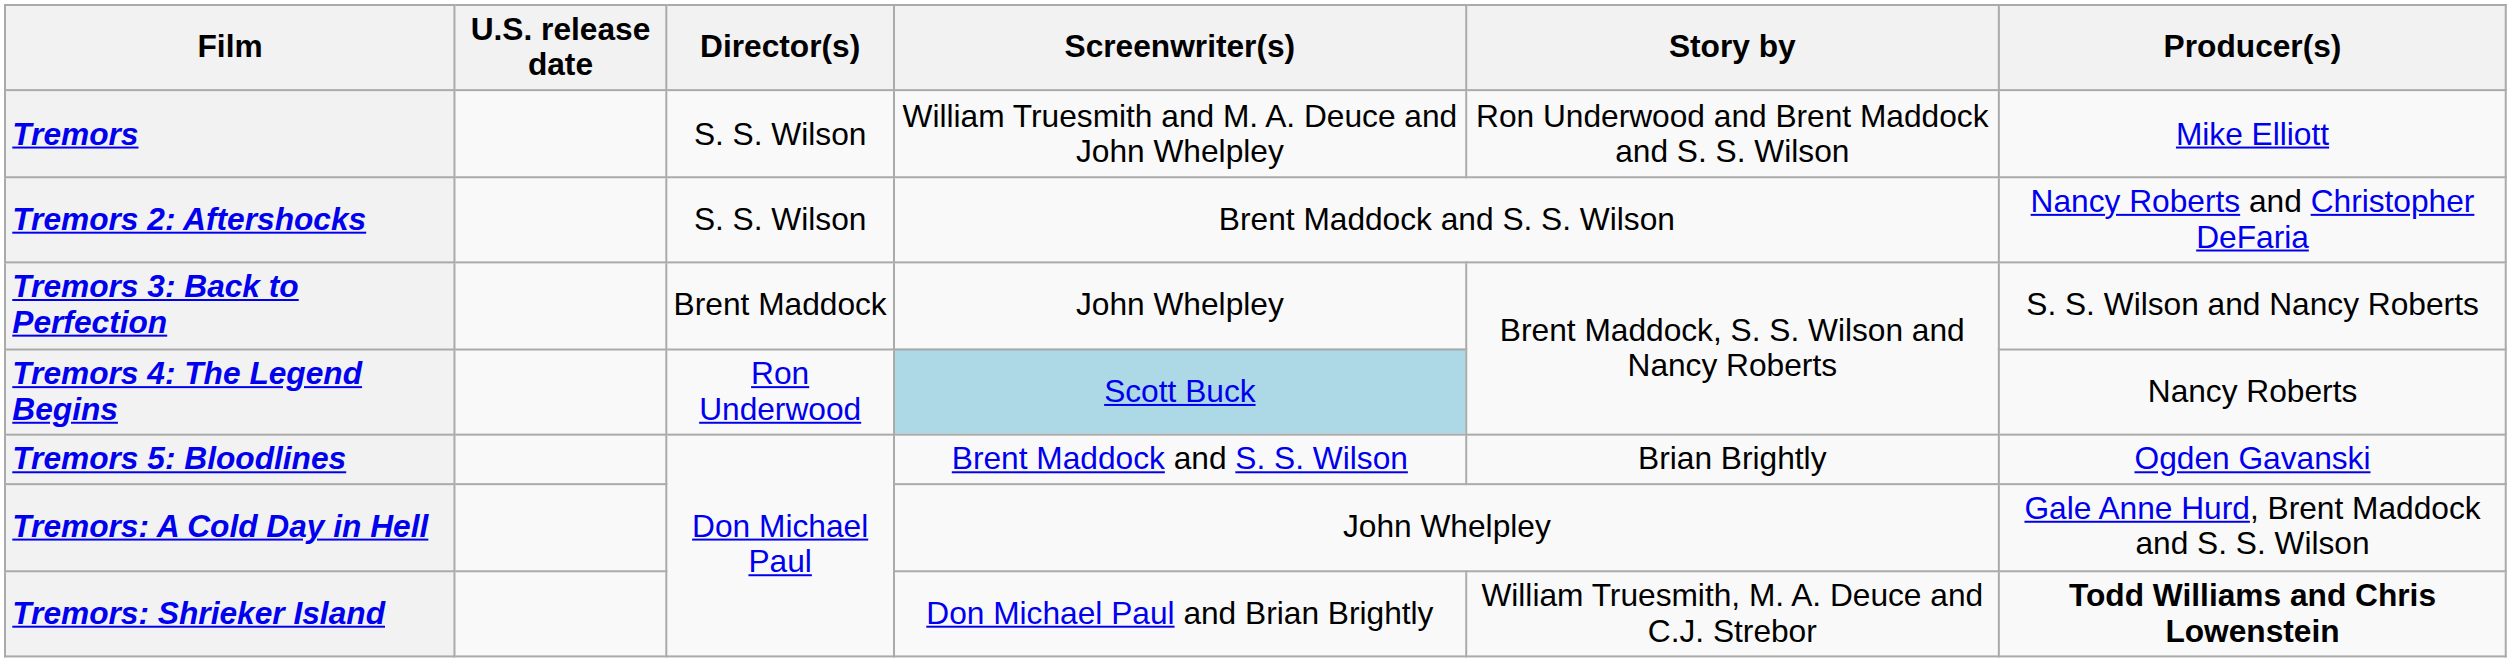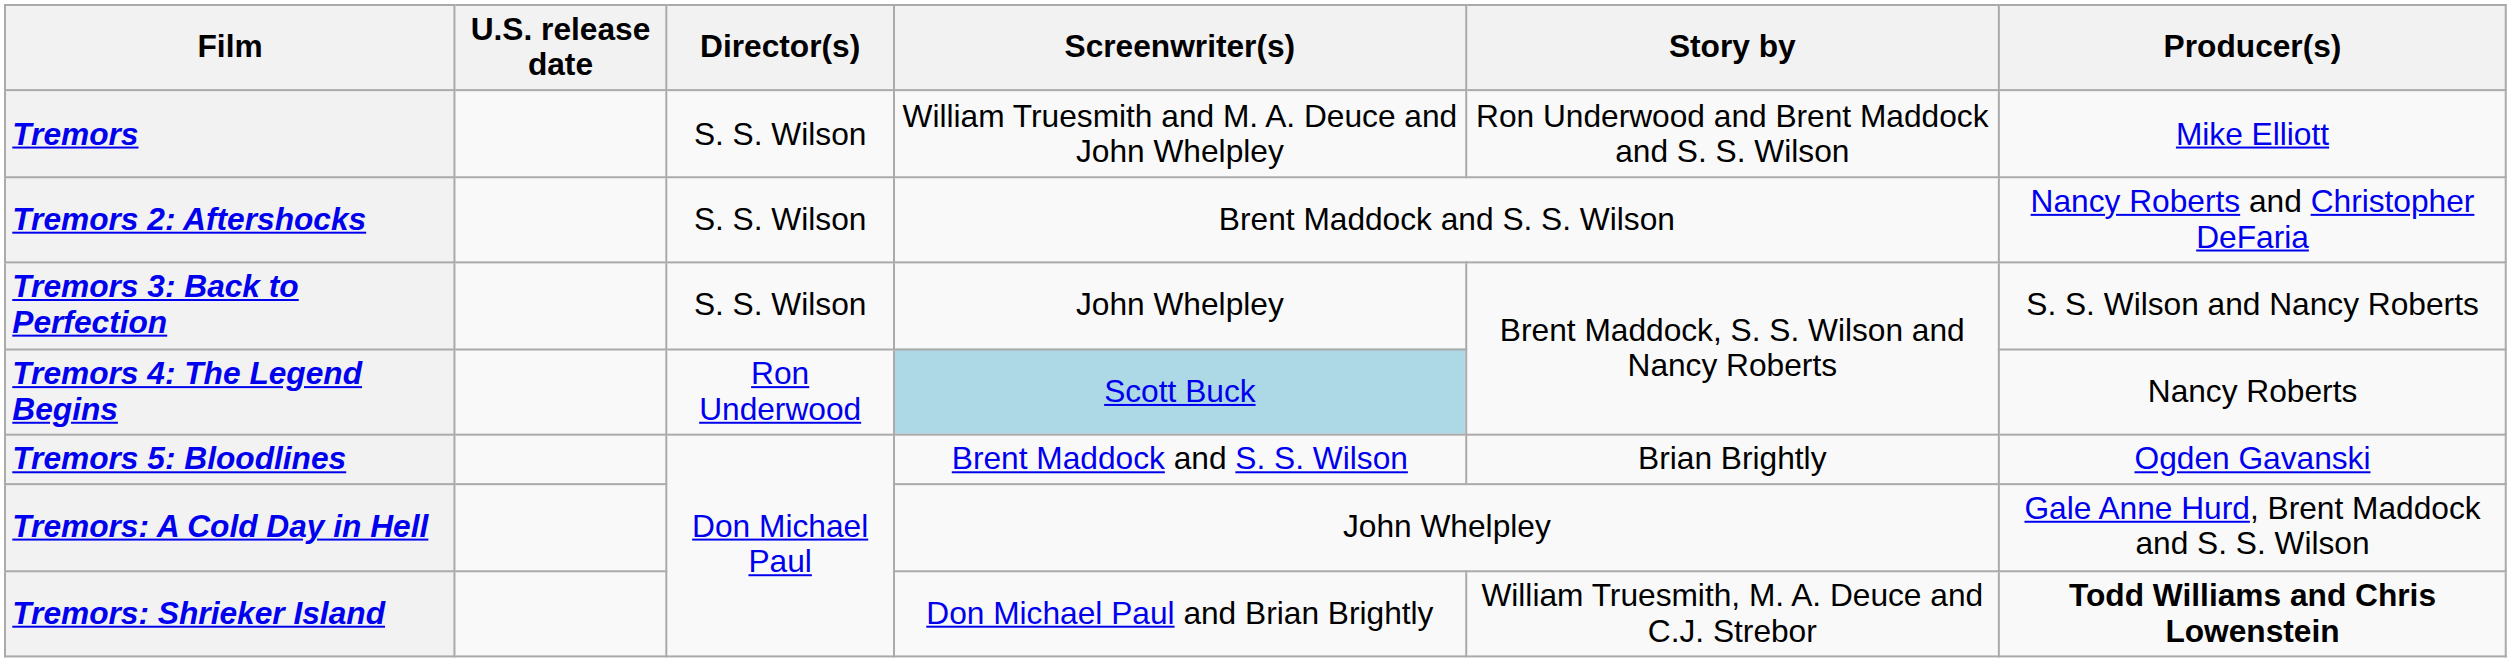(780, 305) Brent Maddock -> (780, 305) S. S. Wilson
